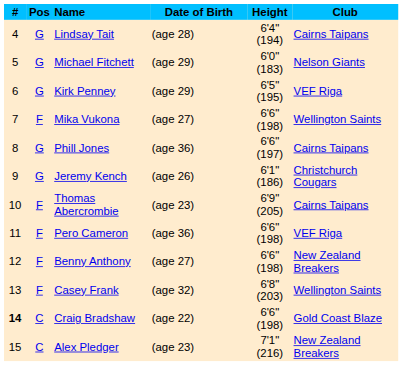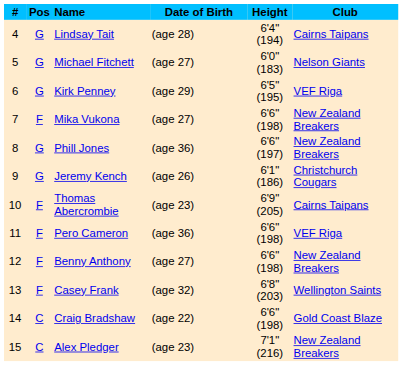(173, 62) (age 29) -> (173, 62) (age 27)
(337, 119) Wellington Saints -> (327, 119) New Zealand Breakers
(331, 148) Cairns Taipans -> (327, 148) New Zealand Breakers
(15, 318) bold -> (15, 318) normal
